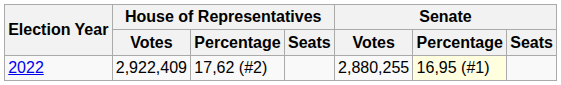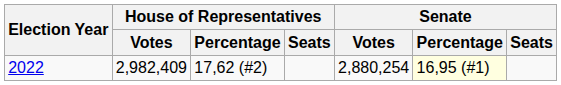(151, 67) 2,922,409 -> (151, 67) 2,982,409
(374, 67) 2,880,255 -> (374, 67) 2,880,254
